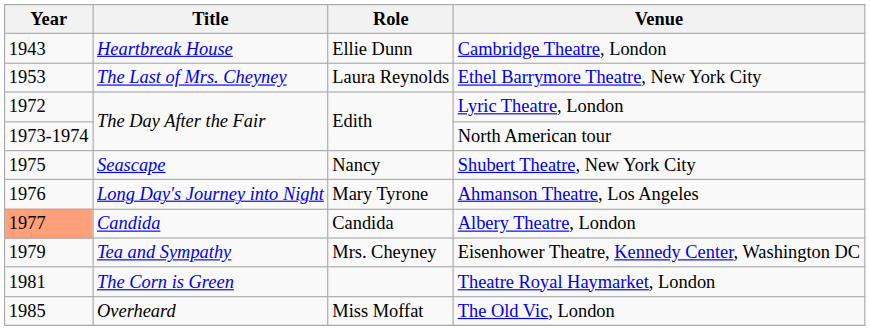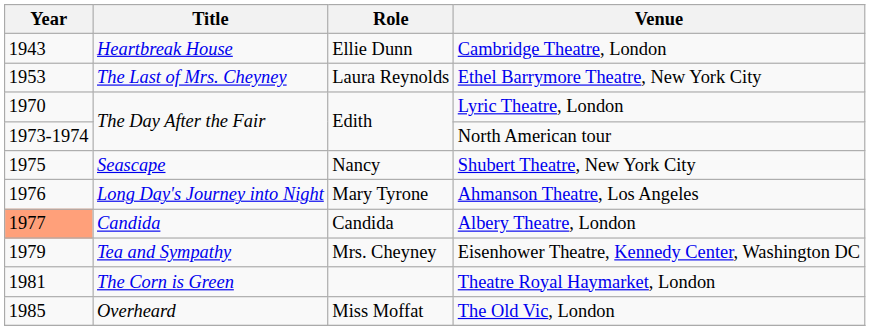(27, 106) 1972 -> (27, 106) 1970
